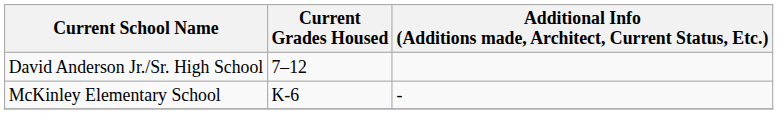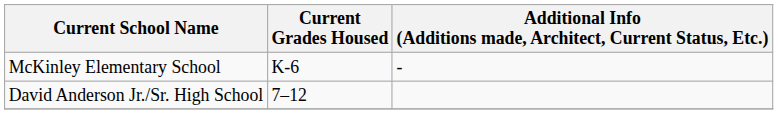rows swapped: (136, 66) <-> (115, 94)
